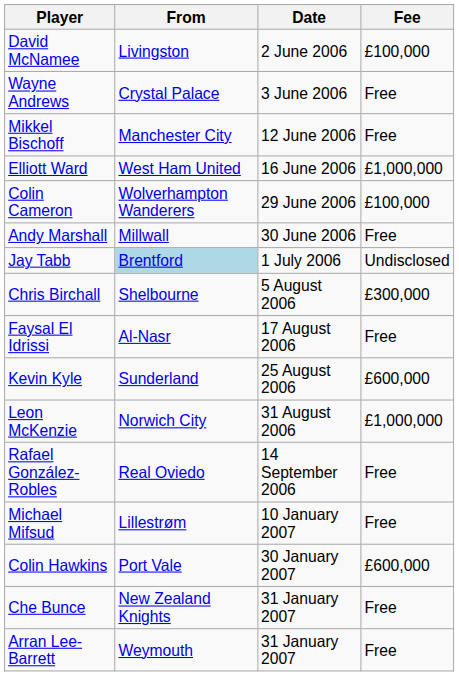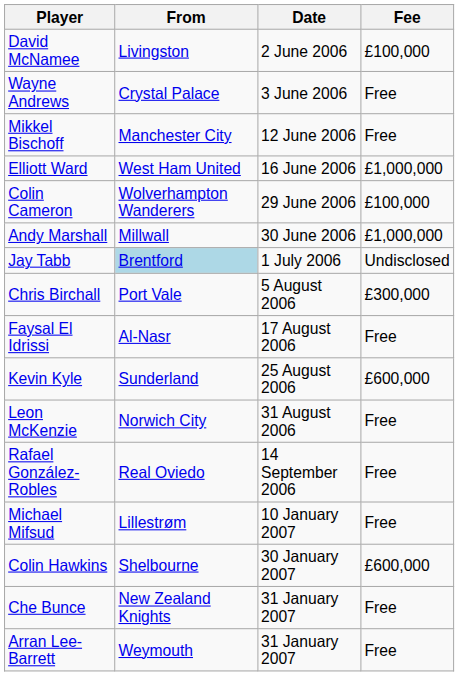(381, 236) Free -> (404, 236) £1,000,000
(159, 294) Shelbourne -> (150, 294) Port Vale
(404, 421) £1,000,000 -> (381, 421) Free
(150, 565) Port Vale -> (159, 565) Shelbourne
